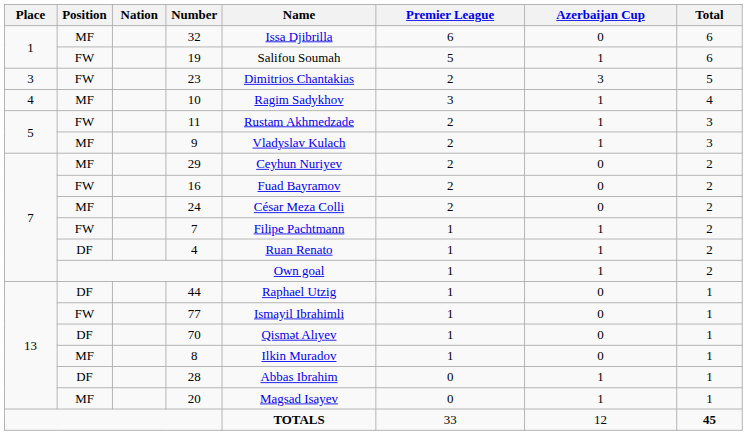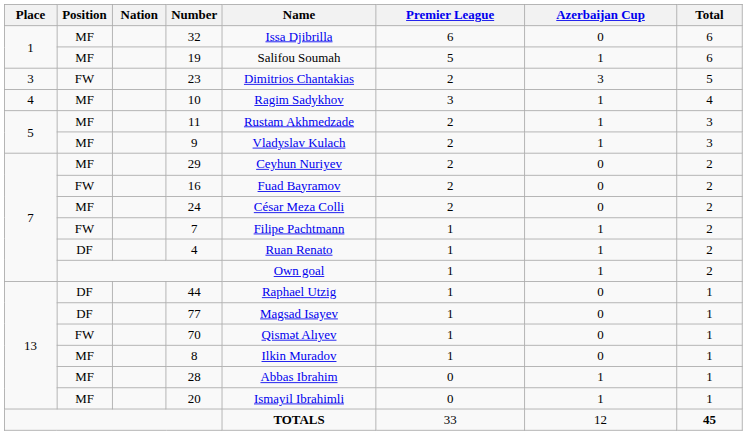(84, 57) FW -> (84, 57) MF
(84, 121) FW -> (84, 121) MF
(84, 313) FW -> (84, 313) DF
(299, 313) Ismayil Ibrahimli -> (299, 313) Magsad Isayev
(84, 334) DF -> (84, 334) FW
(84, 377) DF -> (84, 377) MF
(299, 398) Magsad Isayev -> (299, 398) Ismayil Ibrahimli
